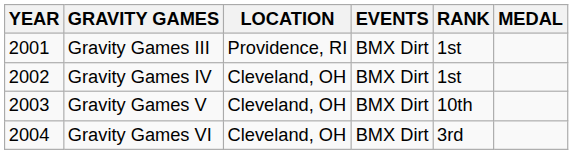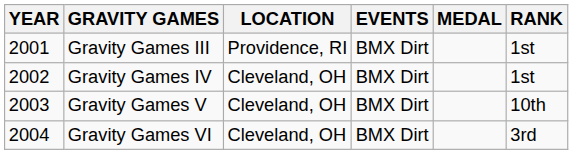columns swapped: (463, 18) <-> (531, 18)
